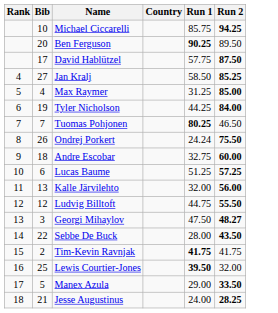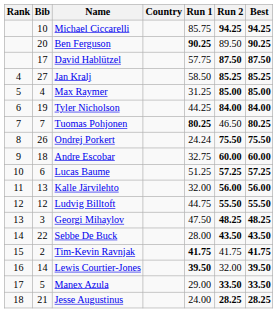+ column: (259, 12)
(230, 220) 48.27 -> (230, 220) 48.25
(42, 268) 25 -> (42, 268) 14
